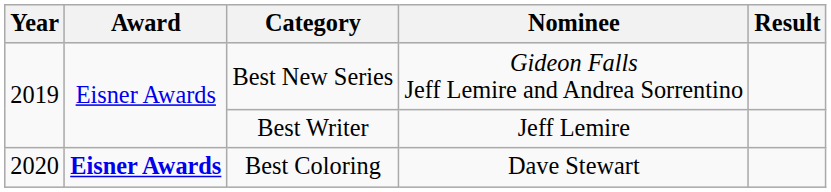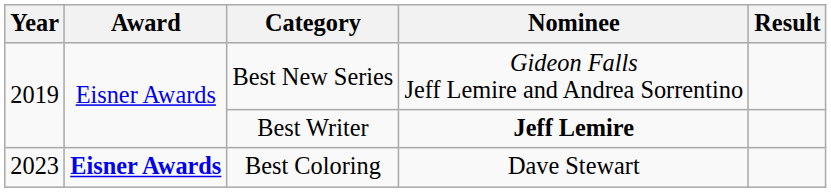(574, 128) normal -> (574, 128) bold
(35, 166) 2020 -> (35, 166) 2023
